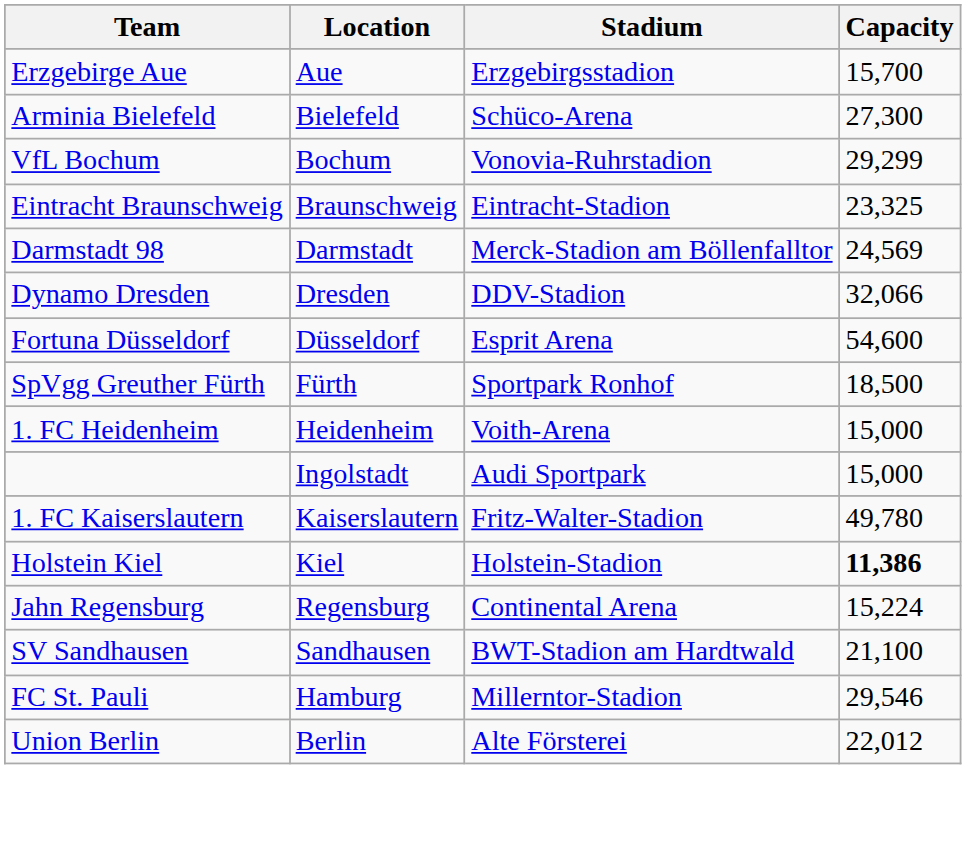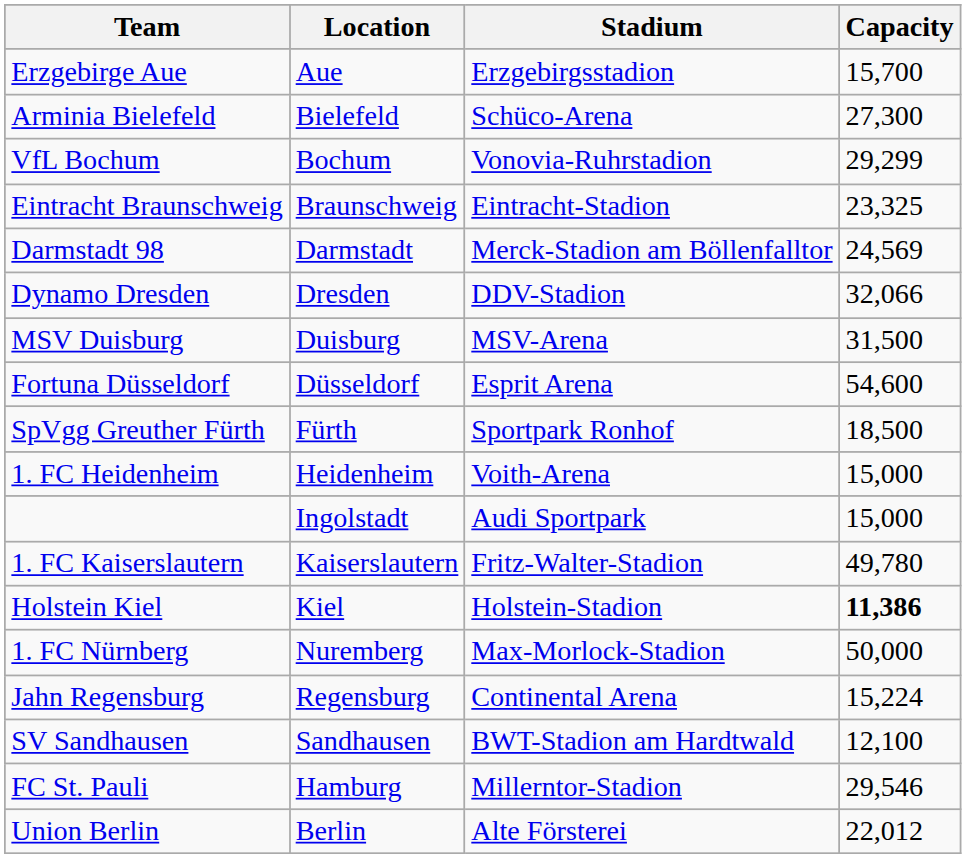+ row: (97, 339)
+ row: (100, 652)
(884, 652) 21,100 -> (884, 741) 12,100
